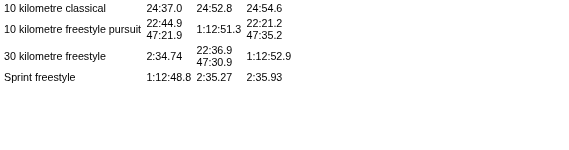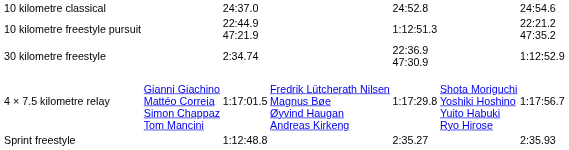+ row: (57, 101)
